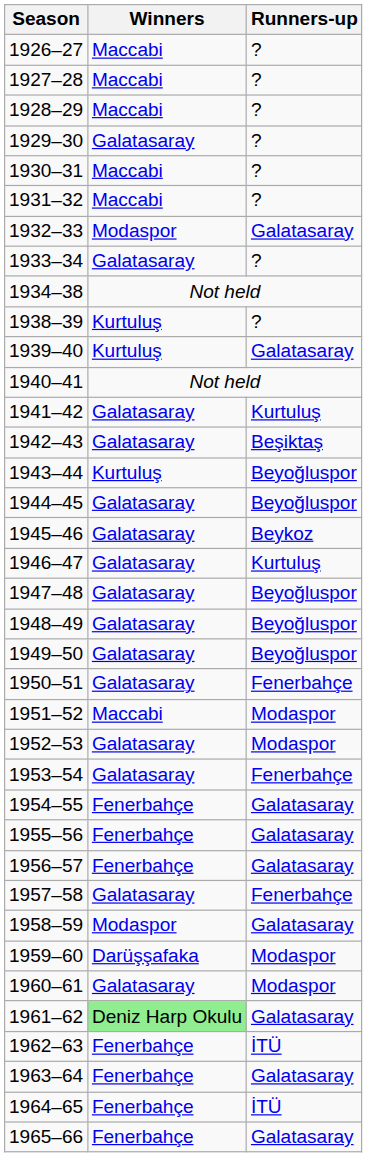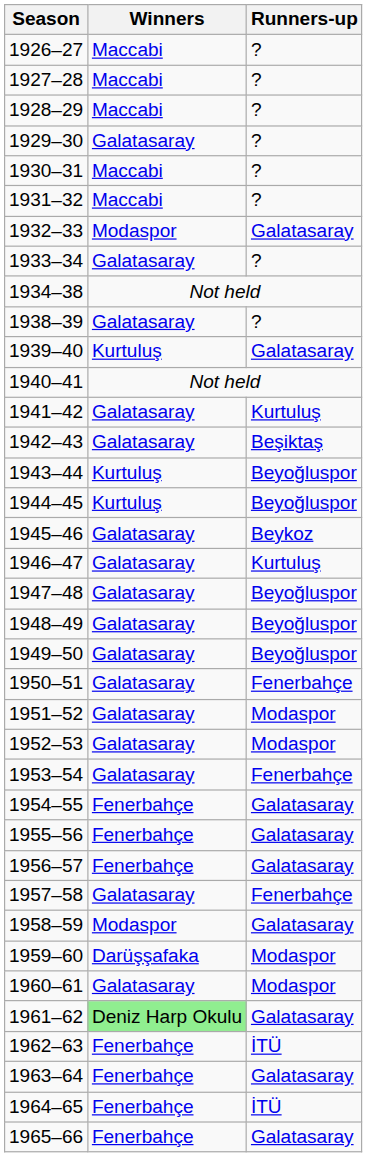(127, 321) Kurtuluş -> (143, 321) Galatasaray
(143, 502) Galatasaray -> (127, 502) Kurtuluş
(127, 714) Maccabi -> (143, 714) Galatasaray
